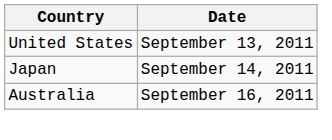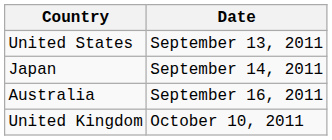+ row: (76, 122)
